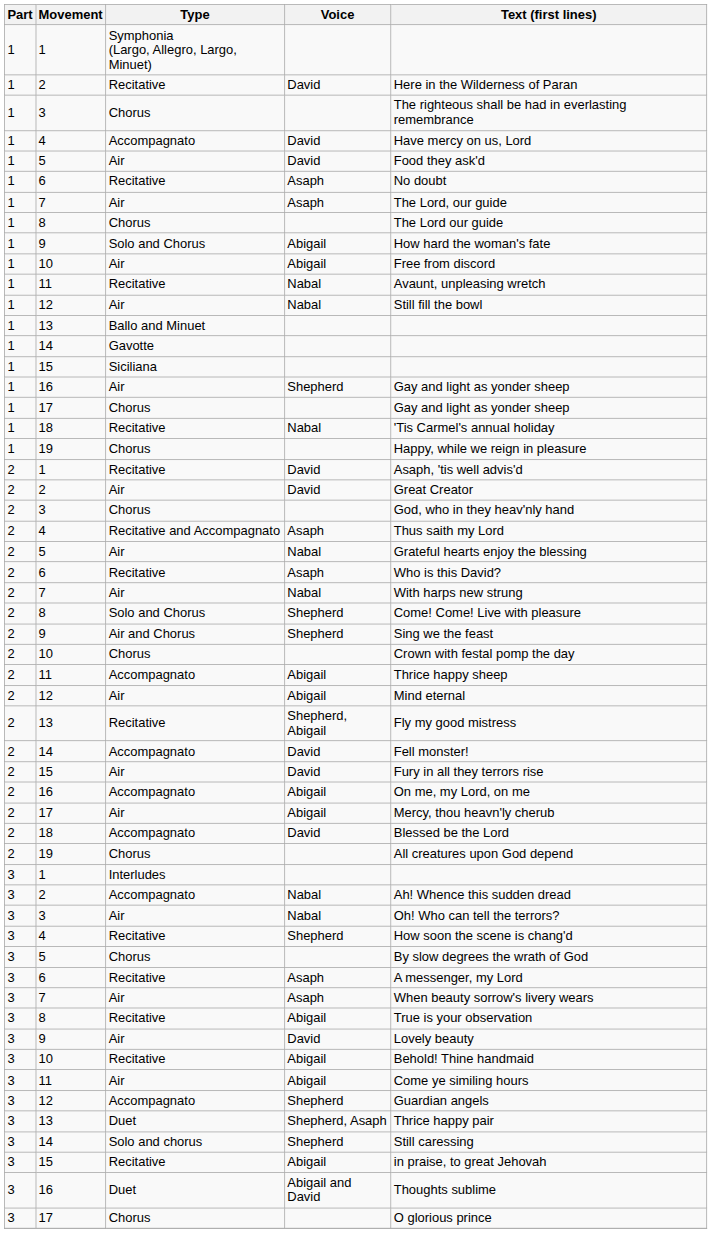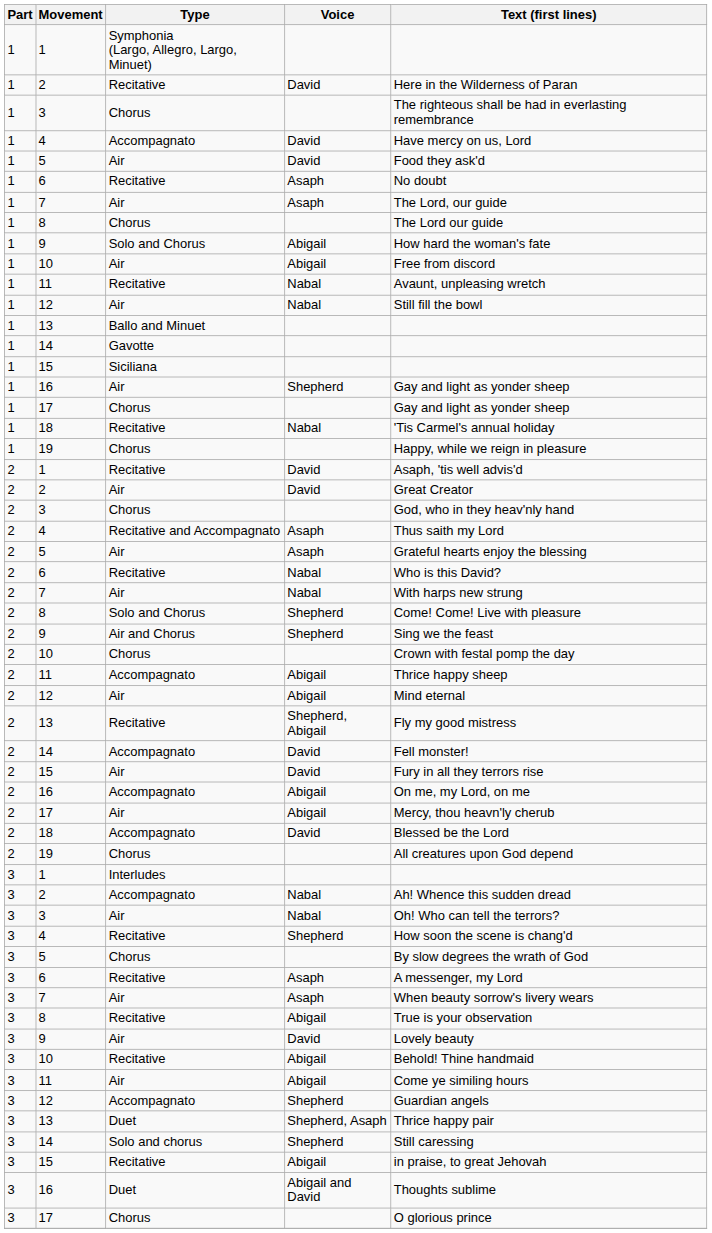(304, 551) Nabal -> (306, 551) Asaph
(306, 572) Asaph -> (304, 572) Nabal
